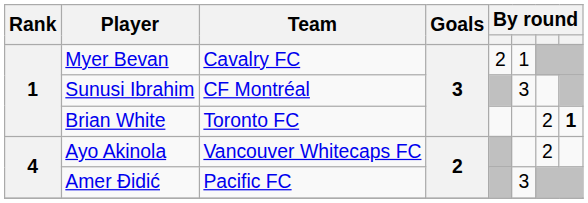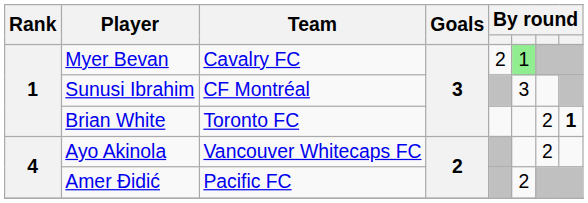(524, 59) no background -> (524, 59) lightgreen background
(524, 182) 3 -> (524, 182) 2
